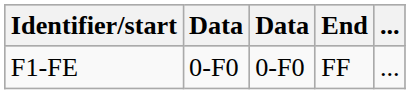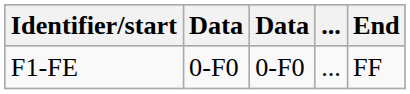columns swapped: (390, 25) <-> (345, 25)
